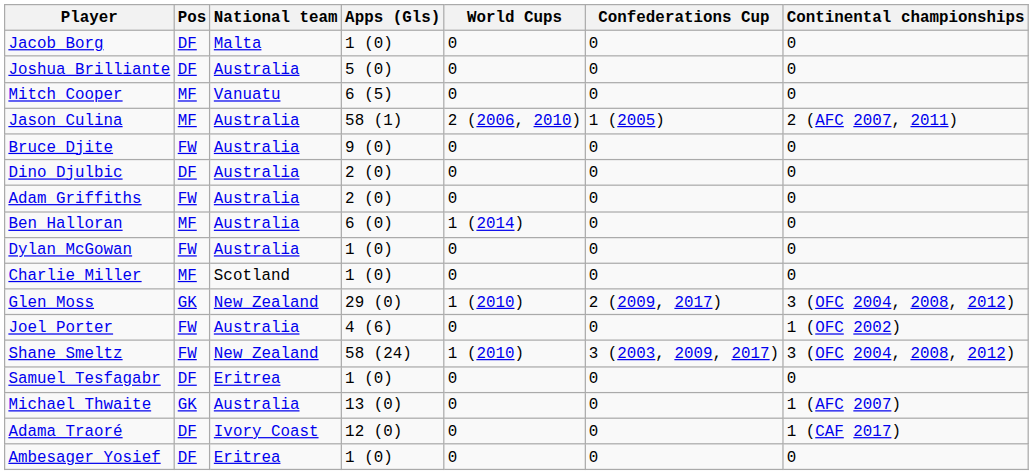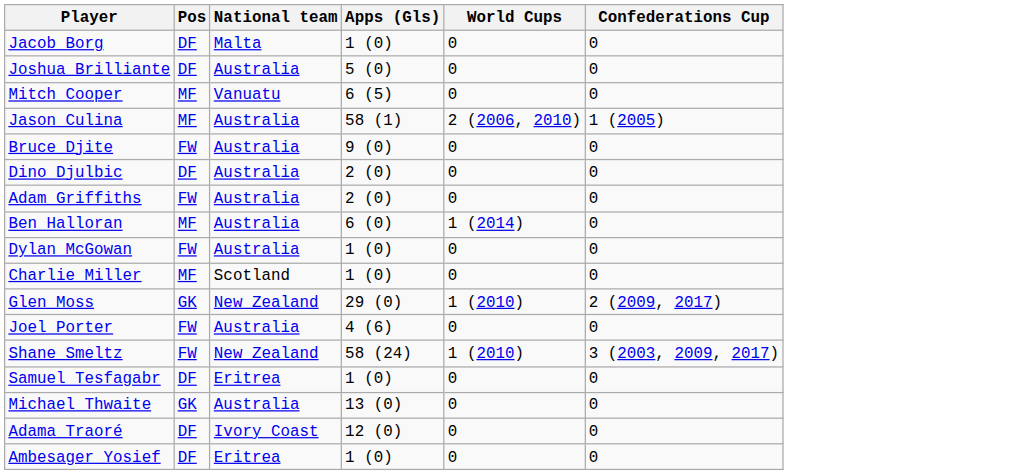- column: (906, 18)
